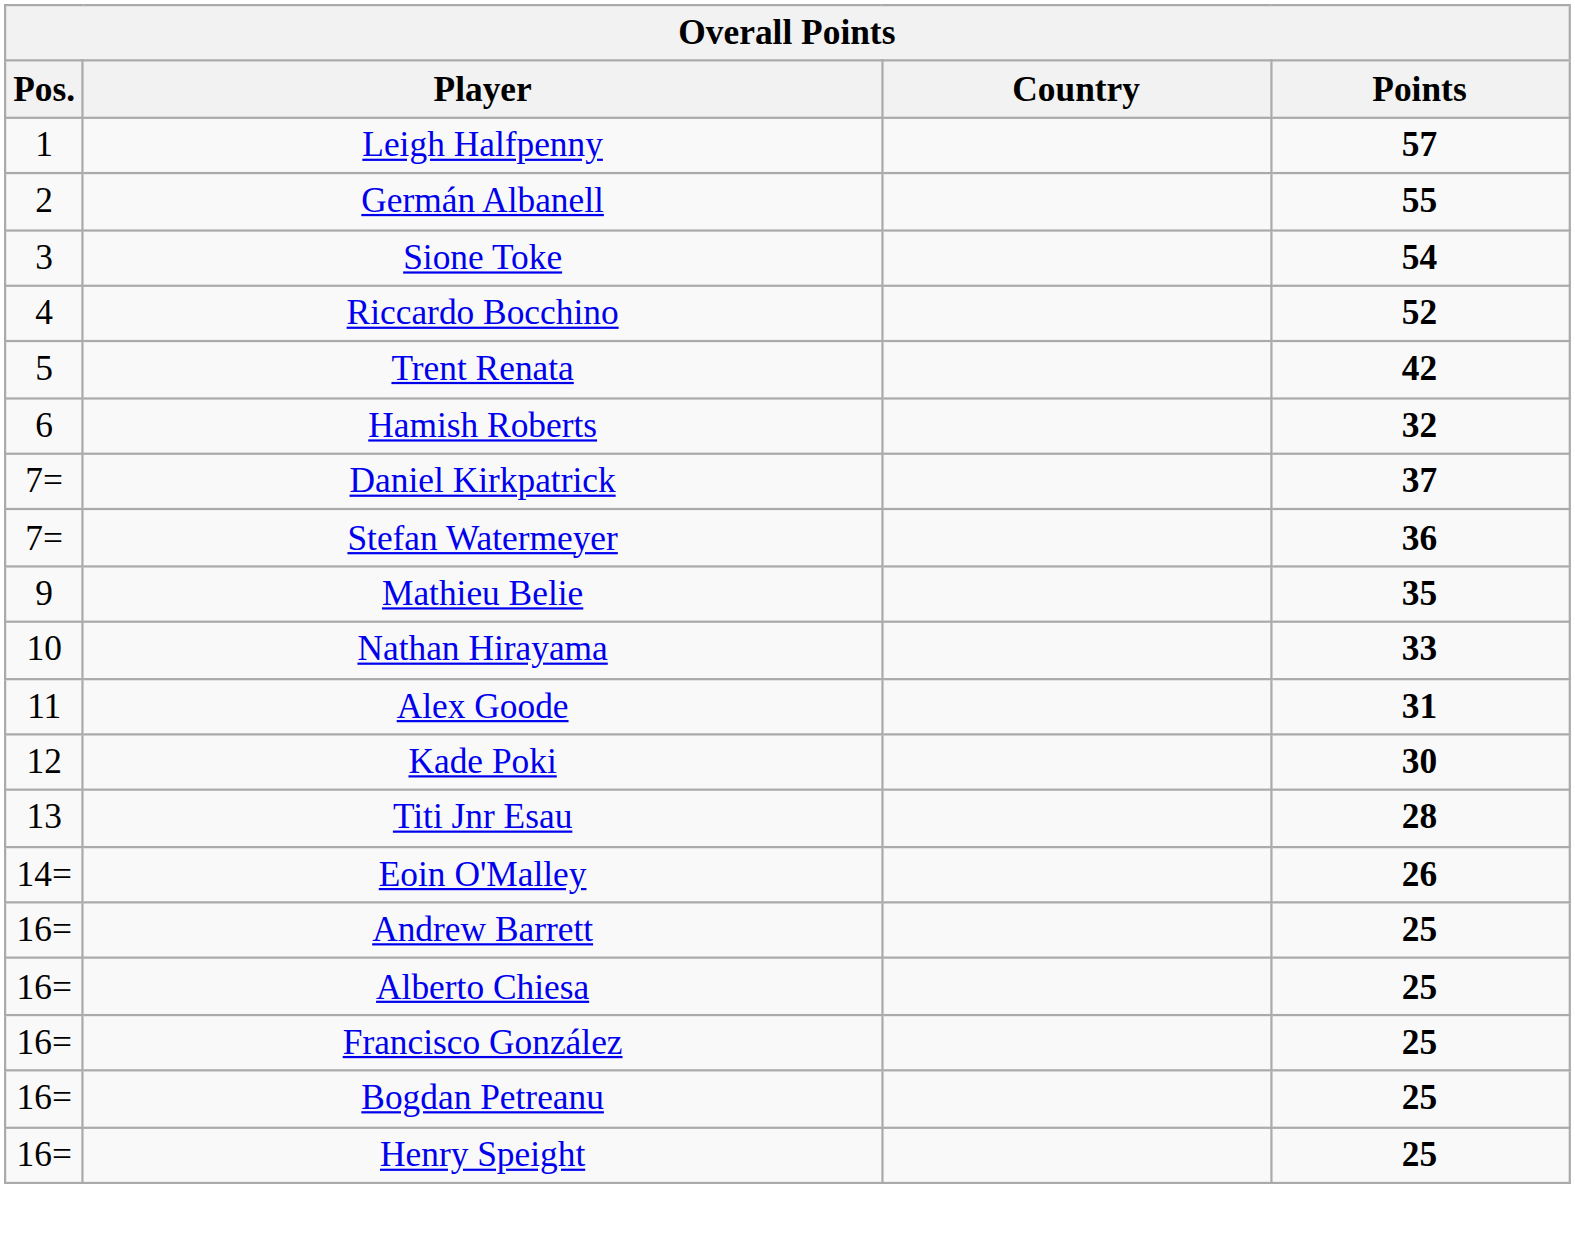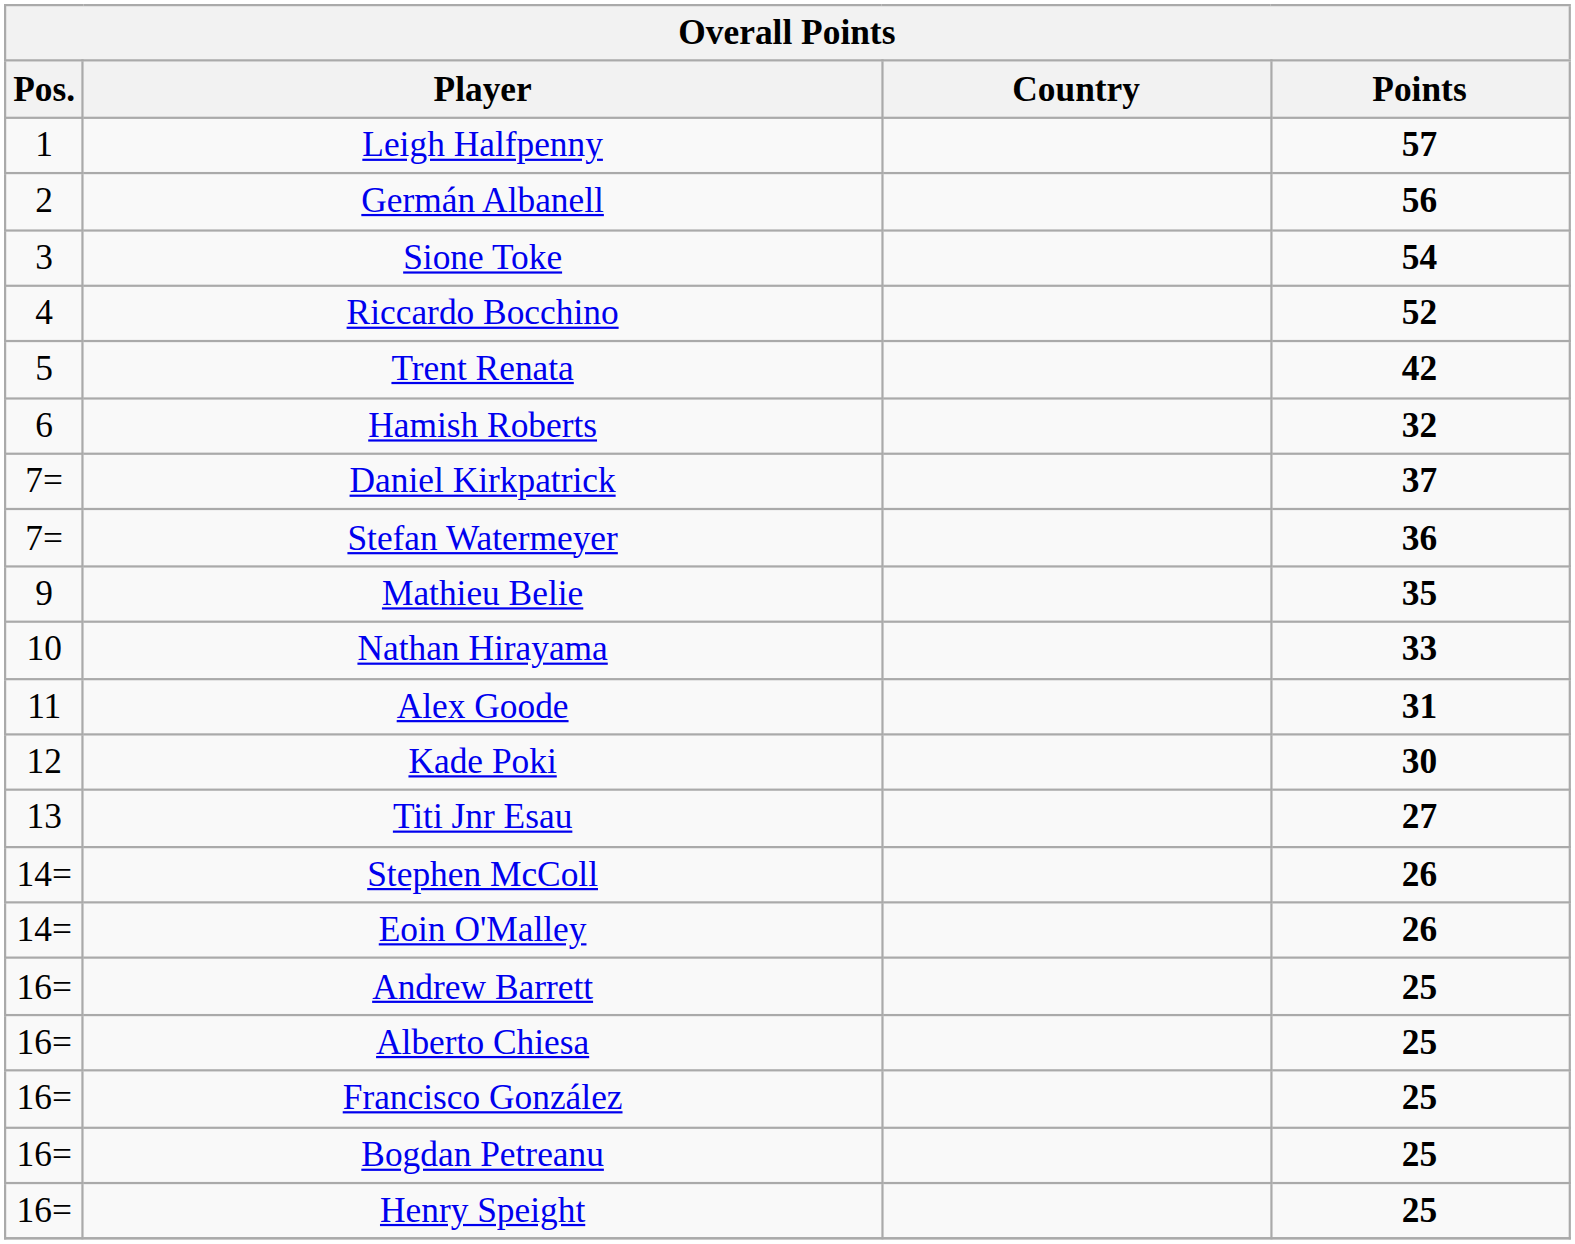(1420, 200) 55 -> (1420, 200) 56
(1420, 817) 28 -> (1420, 817) 27
+ row: (483, 873)
